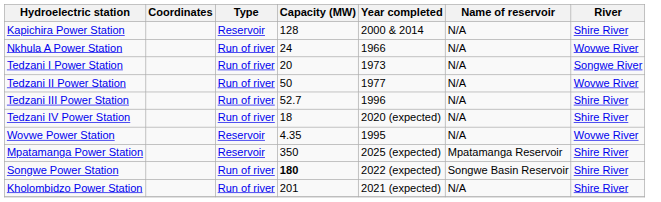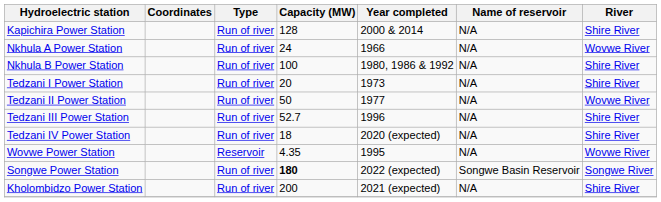(241, 30) Reservoir -> (246, 30) Run of river
+ row: (65, 65)
(608, 65) Songwe River -> (612, 83) Shire River
- row: (75, 153)
(601, 170) Shire River -> (619, 170) Songwe River
(289, 188) 201 -> (288, 188) 200
